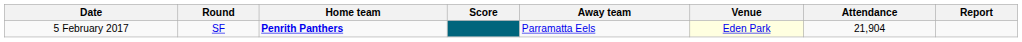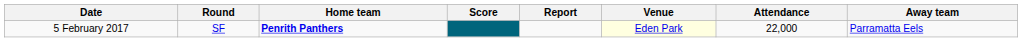columns swapped: (604, 12) <-> (976, 12)
(870, 28) 21,904 -> (782, 28) 22,000
